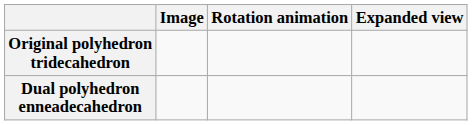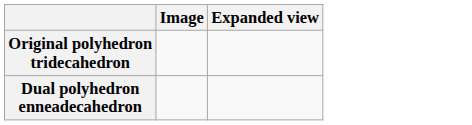- column: (280, 17)
